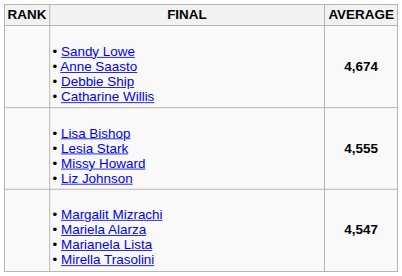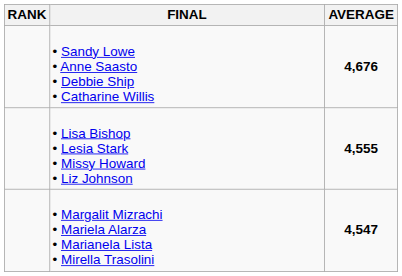(361, 66) 4,674 -> (361, 66) 4,676
